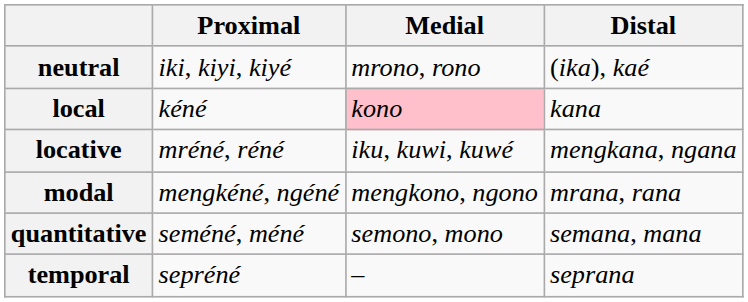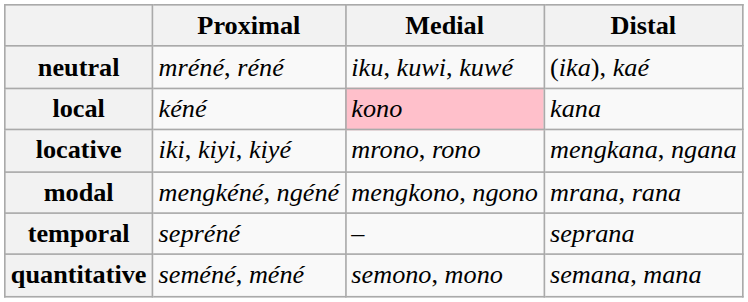(225, 66) iki, kiyi, kiyé -> (221, 66) mréné, réné
(416, 66) mrono, rono -> (432, 66) iku, kuwi, kuwé
(221, 150) mréné, réné -> (225, 150) iki, kiyi, kiyé
(432, 150) iku, kuwi, kuwé -> (416, 150) mrono, rono
rows swapped: (79, 233) <-> (79, 274)
